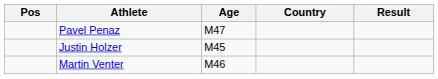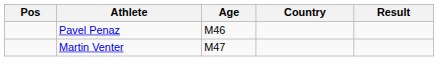(215, 30) M47 -> (215, 30) M46
- row: (90, 47)
(215, 64) M46 -> (215, 47) M47
